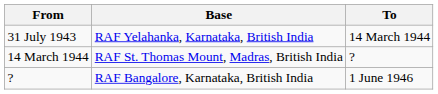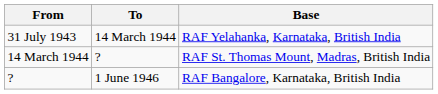columns swapped: (389, 15) <-> (219, 15)
